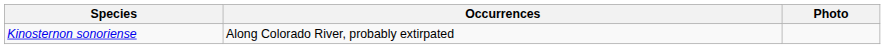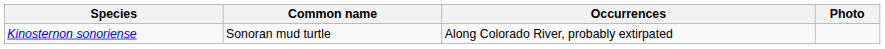+ column: (333, 14)
